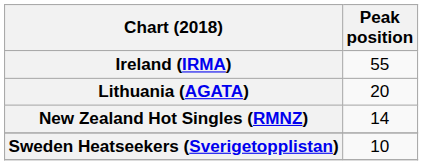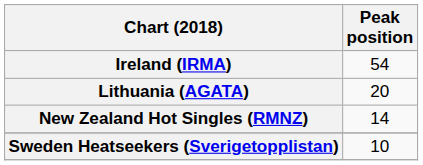(380, 64) 55 -> (380, 64) 54
